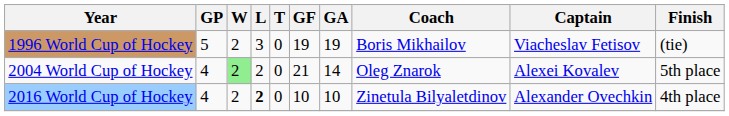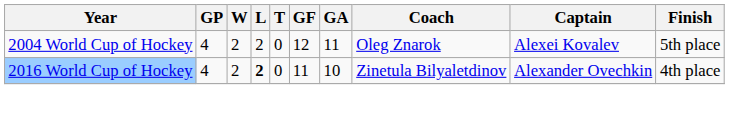- row: (100, 44)
(235, 70) lightgreen background -> (235, 44) no background
(301, 70) 21 -> (301, 44) 12
(332, 70) 14 -> (332, 44) 11
(301, 96) 10 -> (301, 70) 11
